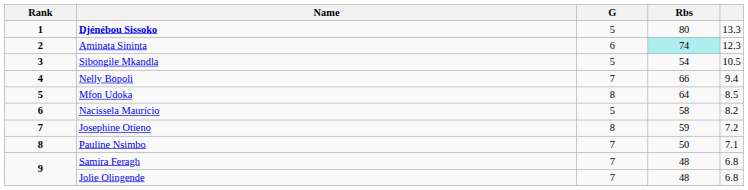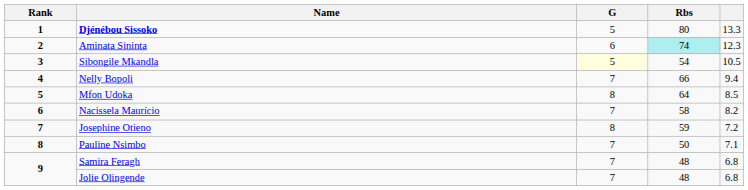(612, 62) no background -> (612, 62) lightyellow background
(612, 111) 5 -> (612, 111) 7
